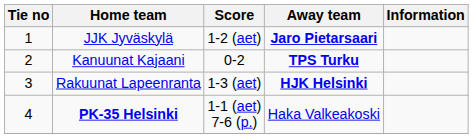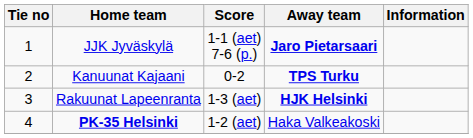(234, 38) 1-2 (aet) -> (234, 46) 1-1 (aet) 7-6 (p.)
(234, 114) 1-1 (aet) 7-6 (p.) -> (234, 122) 1-2 (aet)
